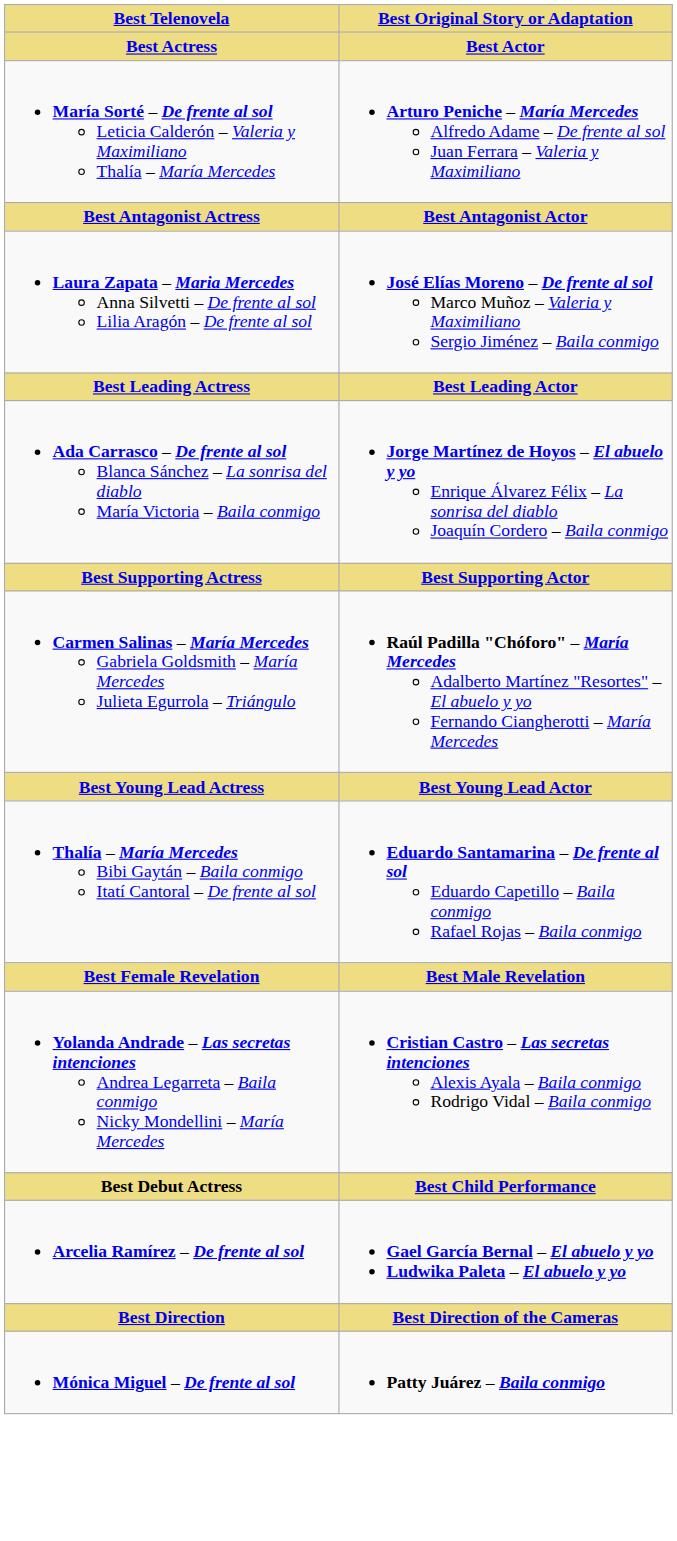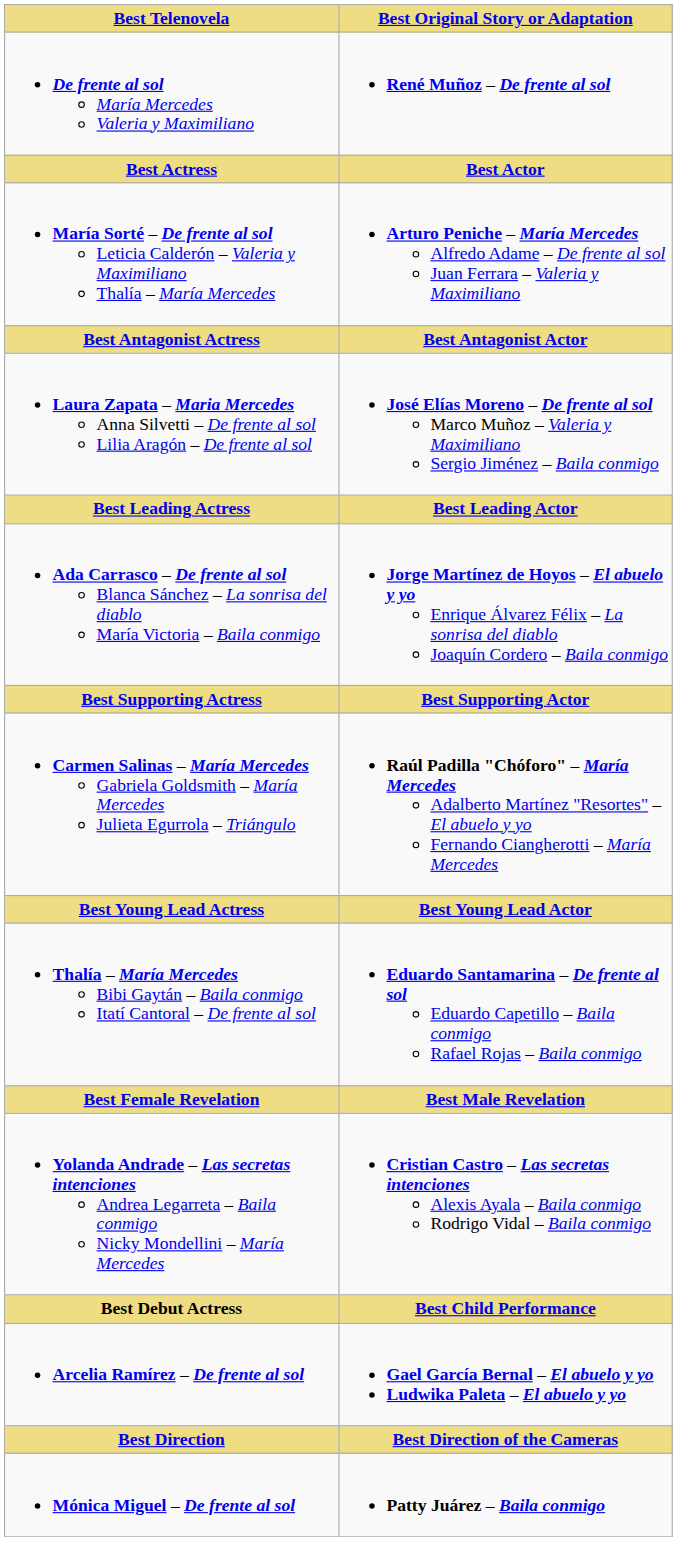+ row: (171, 104)
